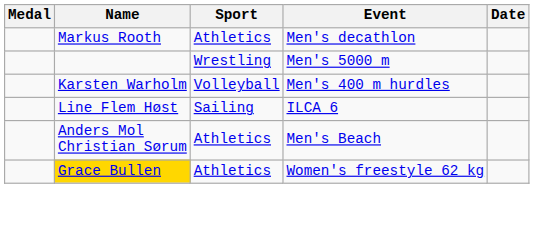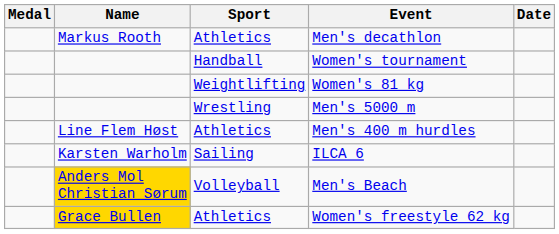+ row: (390, 63)
+ row: (368, 86)
(122, 86) Karsten Warholm -> (118, 132) Line Flem Høst
(237, 86) Volleyball -> (232, 132) Athletics
(118, 109) Line Flem Høst -> (122, 155) Karsten Warholm
(122, 140) no background -> (122, 186) gold background
(232, 140) Athletics -> (237, 186) Volleyball
